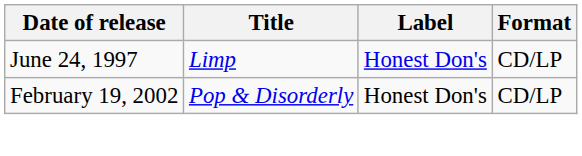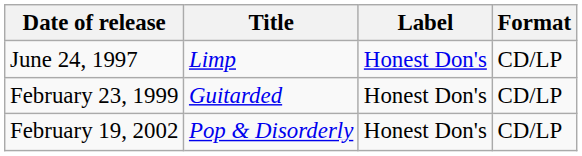+ row: (94, 95)
